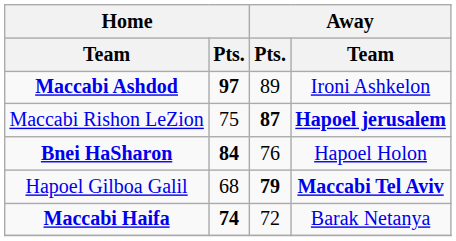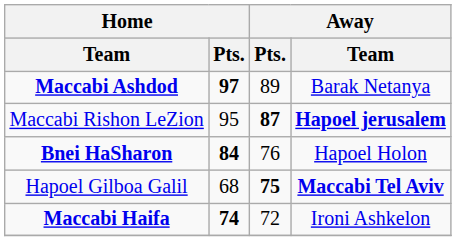(371, 87) Ironi Ashkelon -> (371, 87) Barak Netanya
(229, 120) 75 -> (229, 120) 95
(270, 186) 79 -> (270, 186) 75
(371, 219) Barak Netanya -> (371, 219) Ironi Ashkelon
